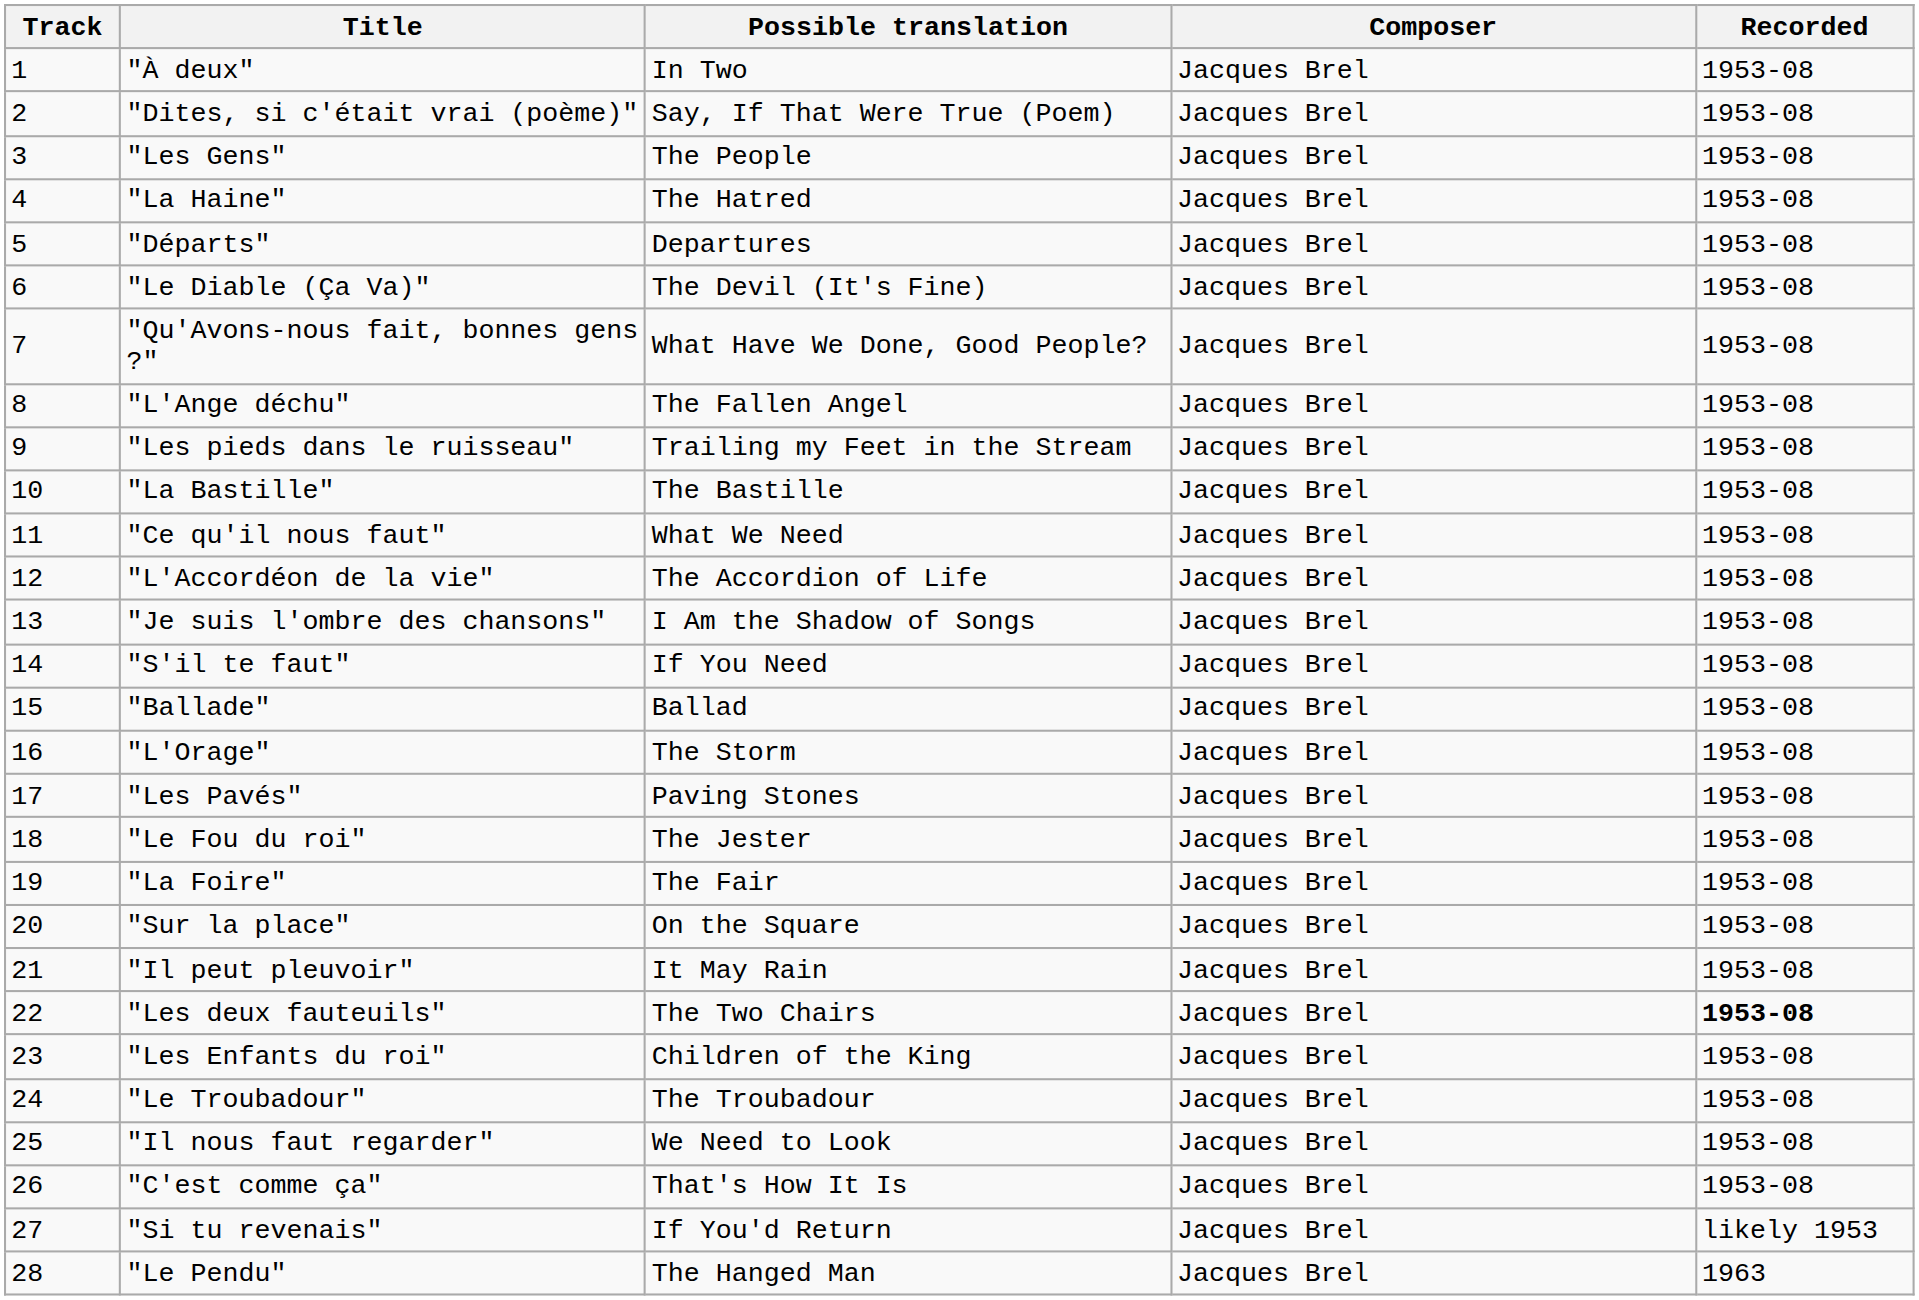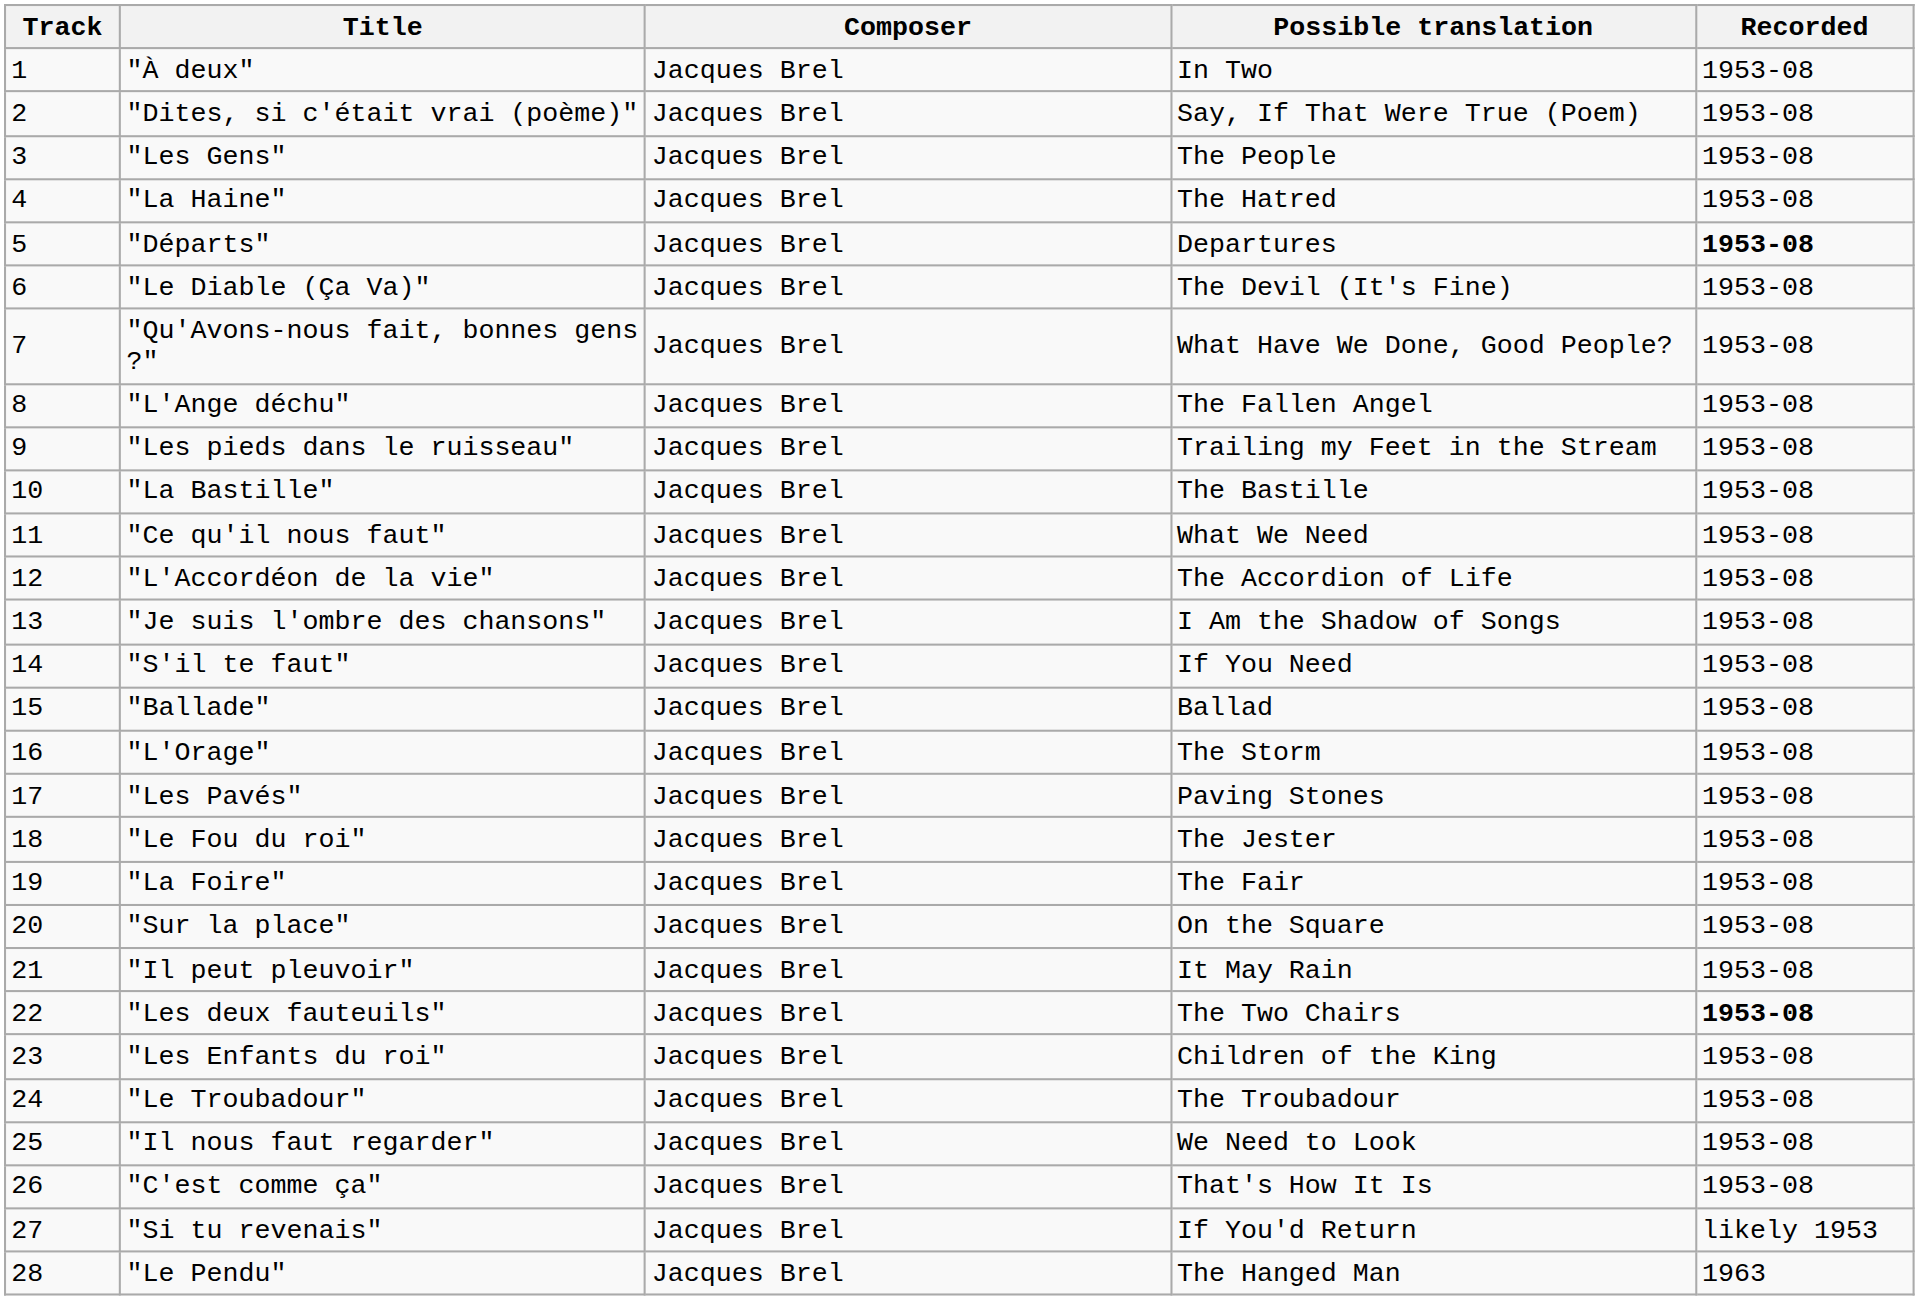columns swapped: (908, 27) <-> (1433, 27)
(1758, 244) normal -> (1758, 244) bold
